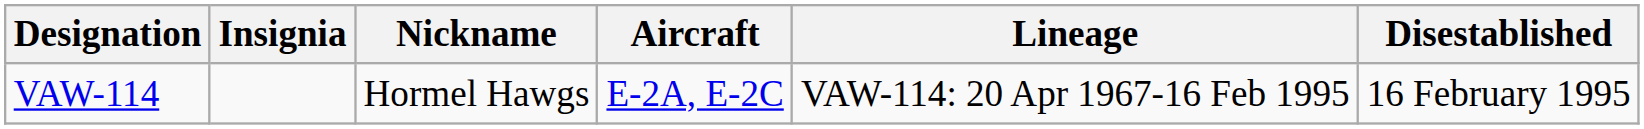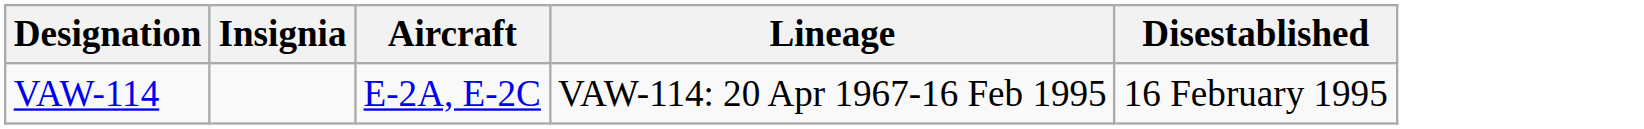- column: (476, 33)
